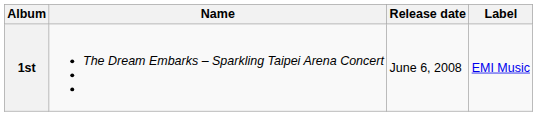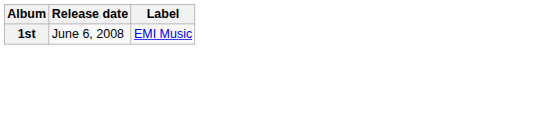- column: (218, 14)
